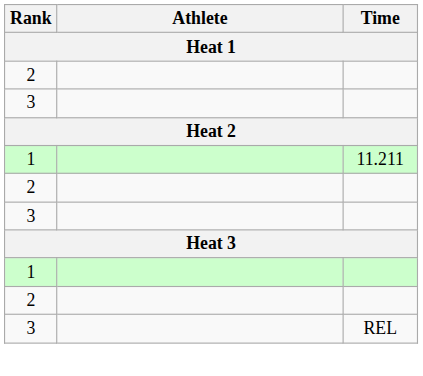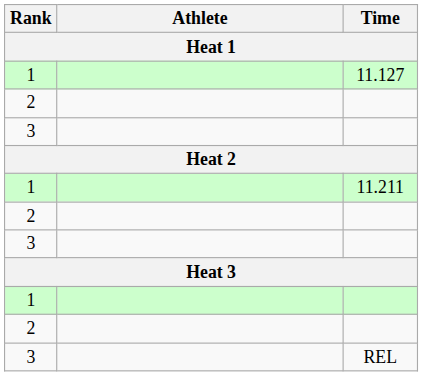+ row: (31, 74)
